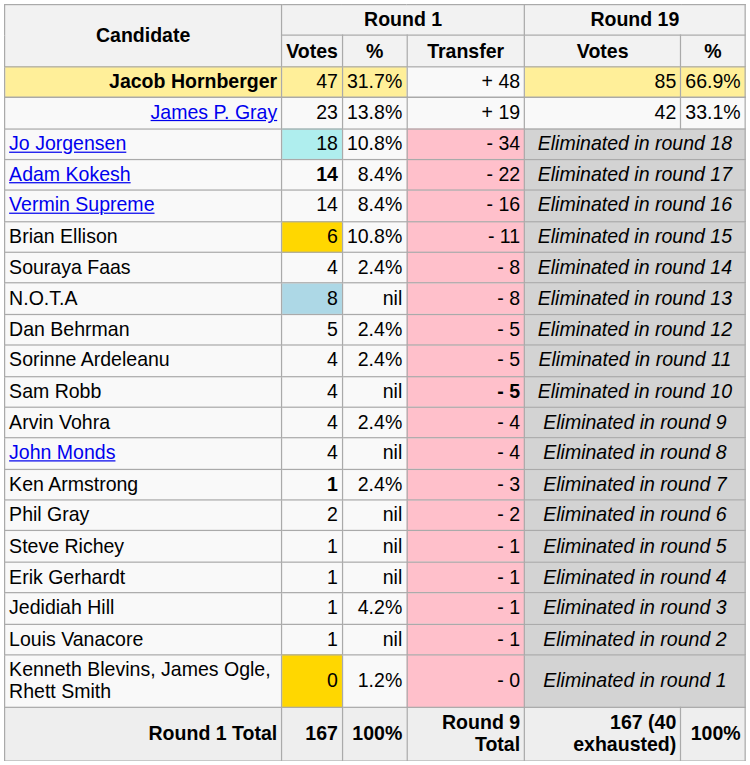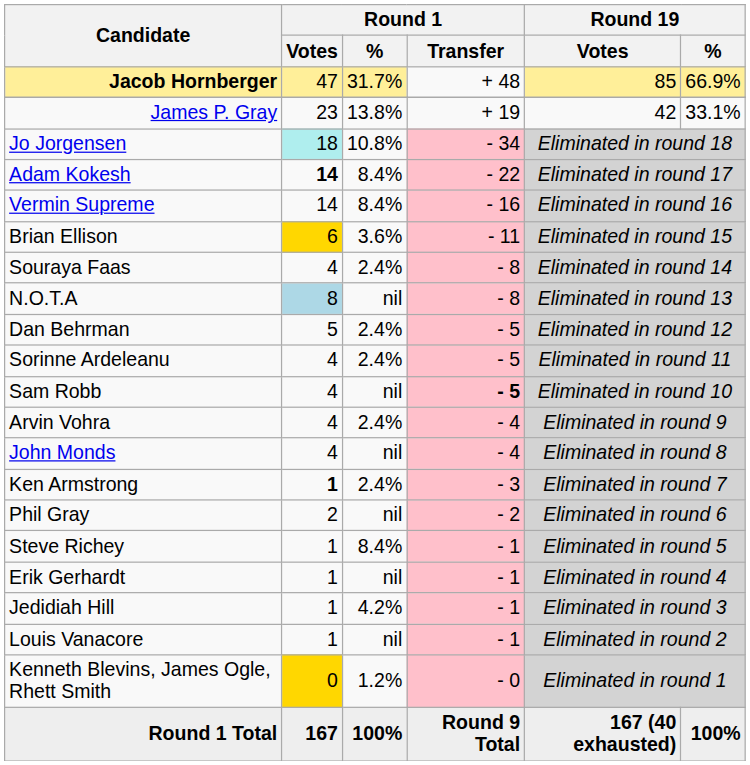(375, 236) 10.8% -> (380, 236) 3.6%
(392, 546) nil -> (380, 546) 8.4%
